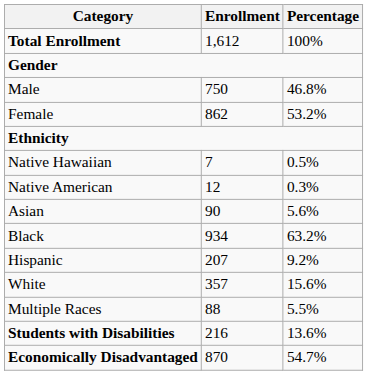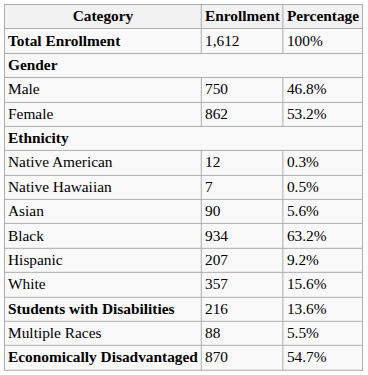rows swapped: (60, 187) <-> (60, 162)
rows swapped: (55, 308) <-> (91, 333)
